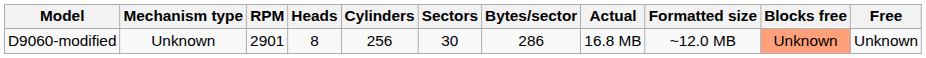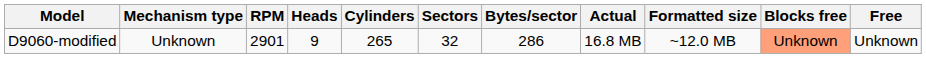(314, 41) 8 -> (314, 41) 9
(380, 41) 256 -> (380, 41) 265
(450, 41) 30 -> (450, 41) 32
